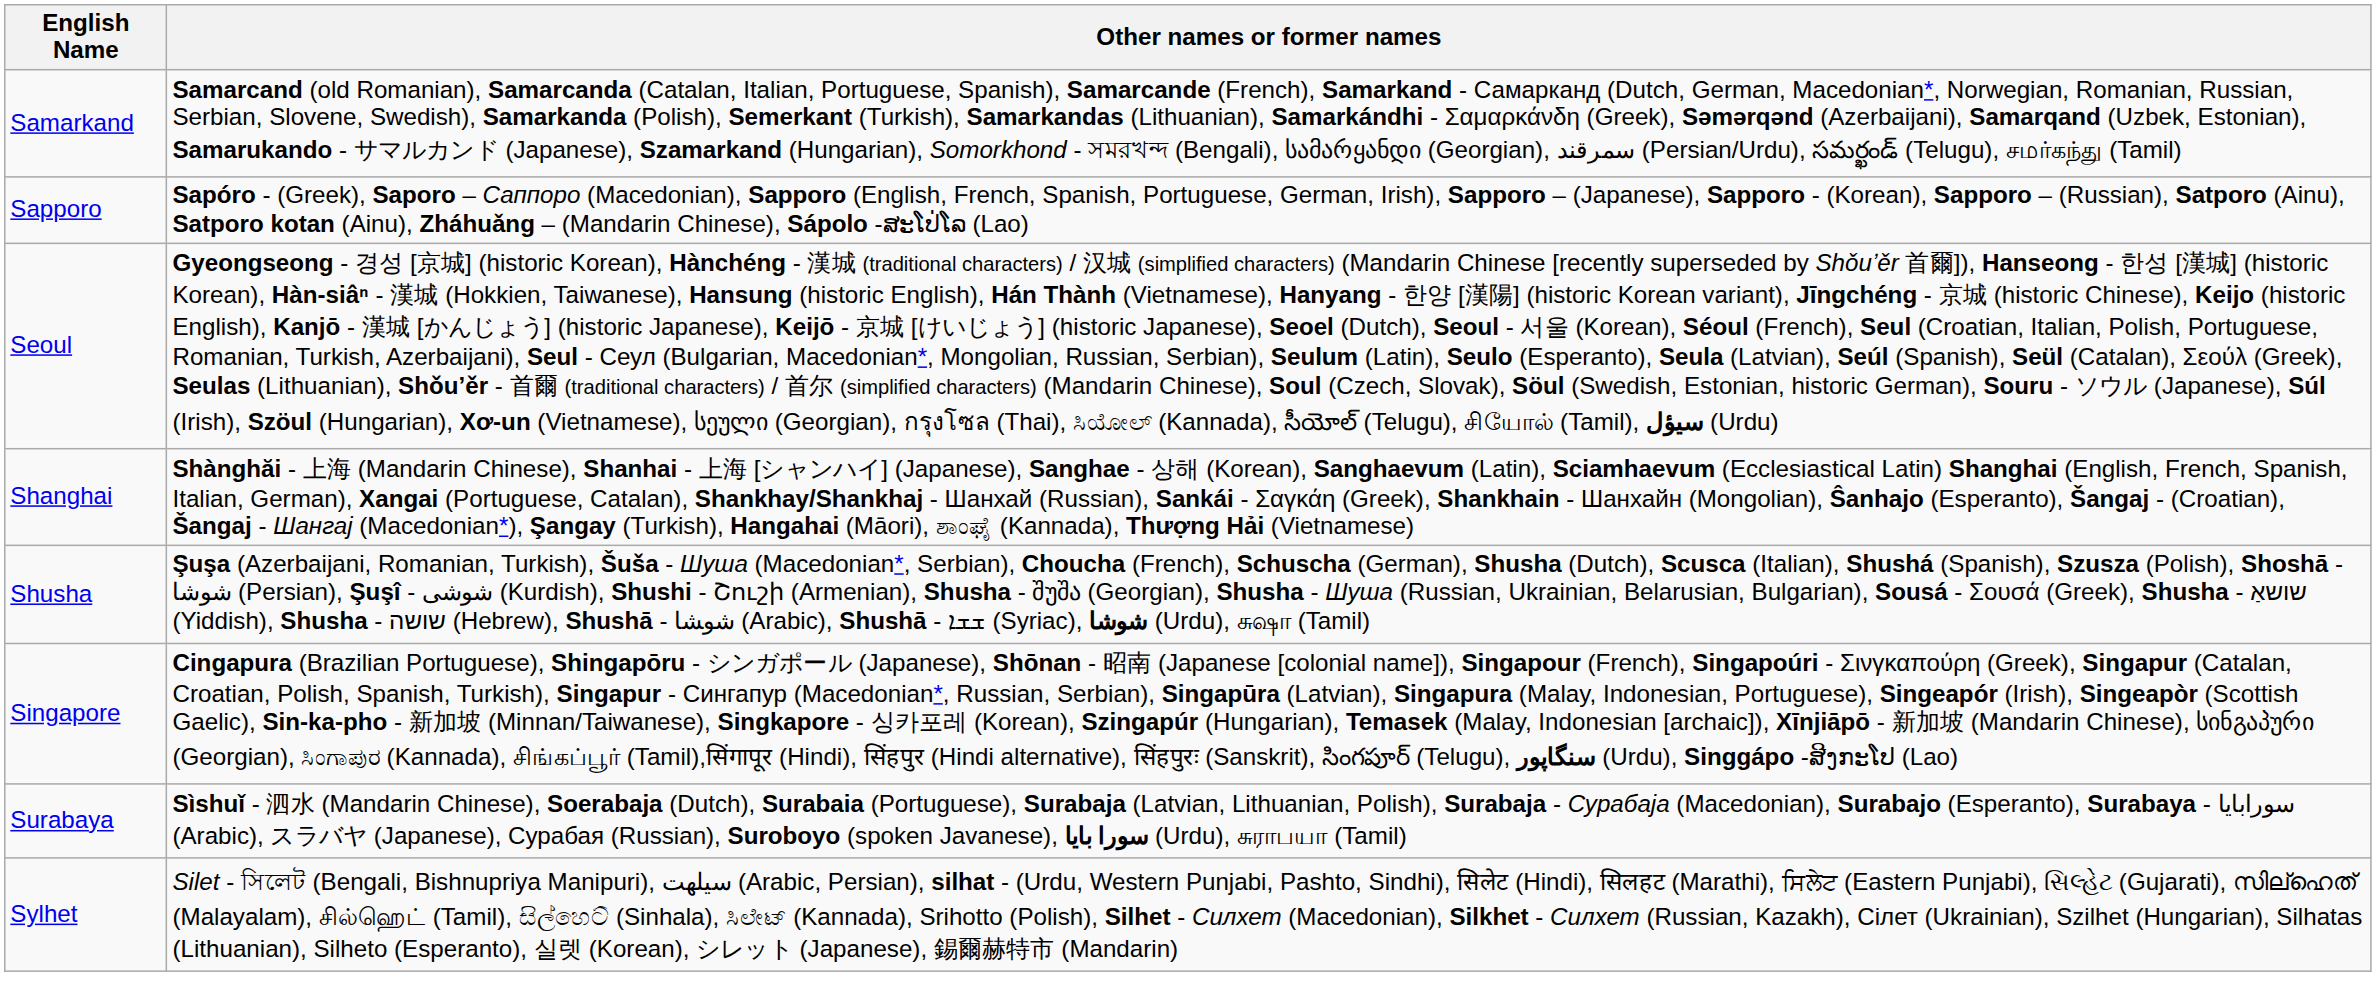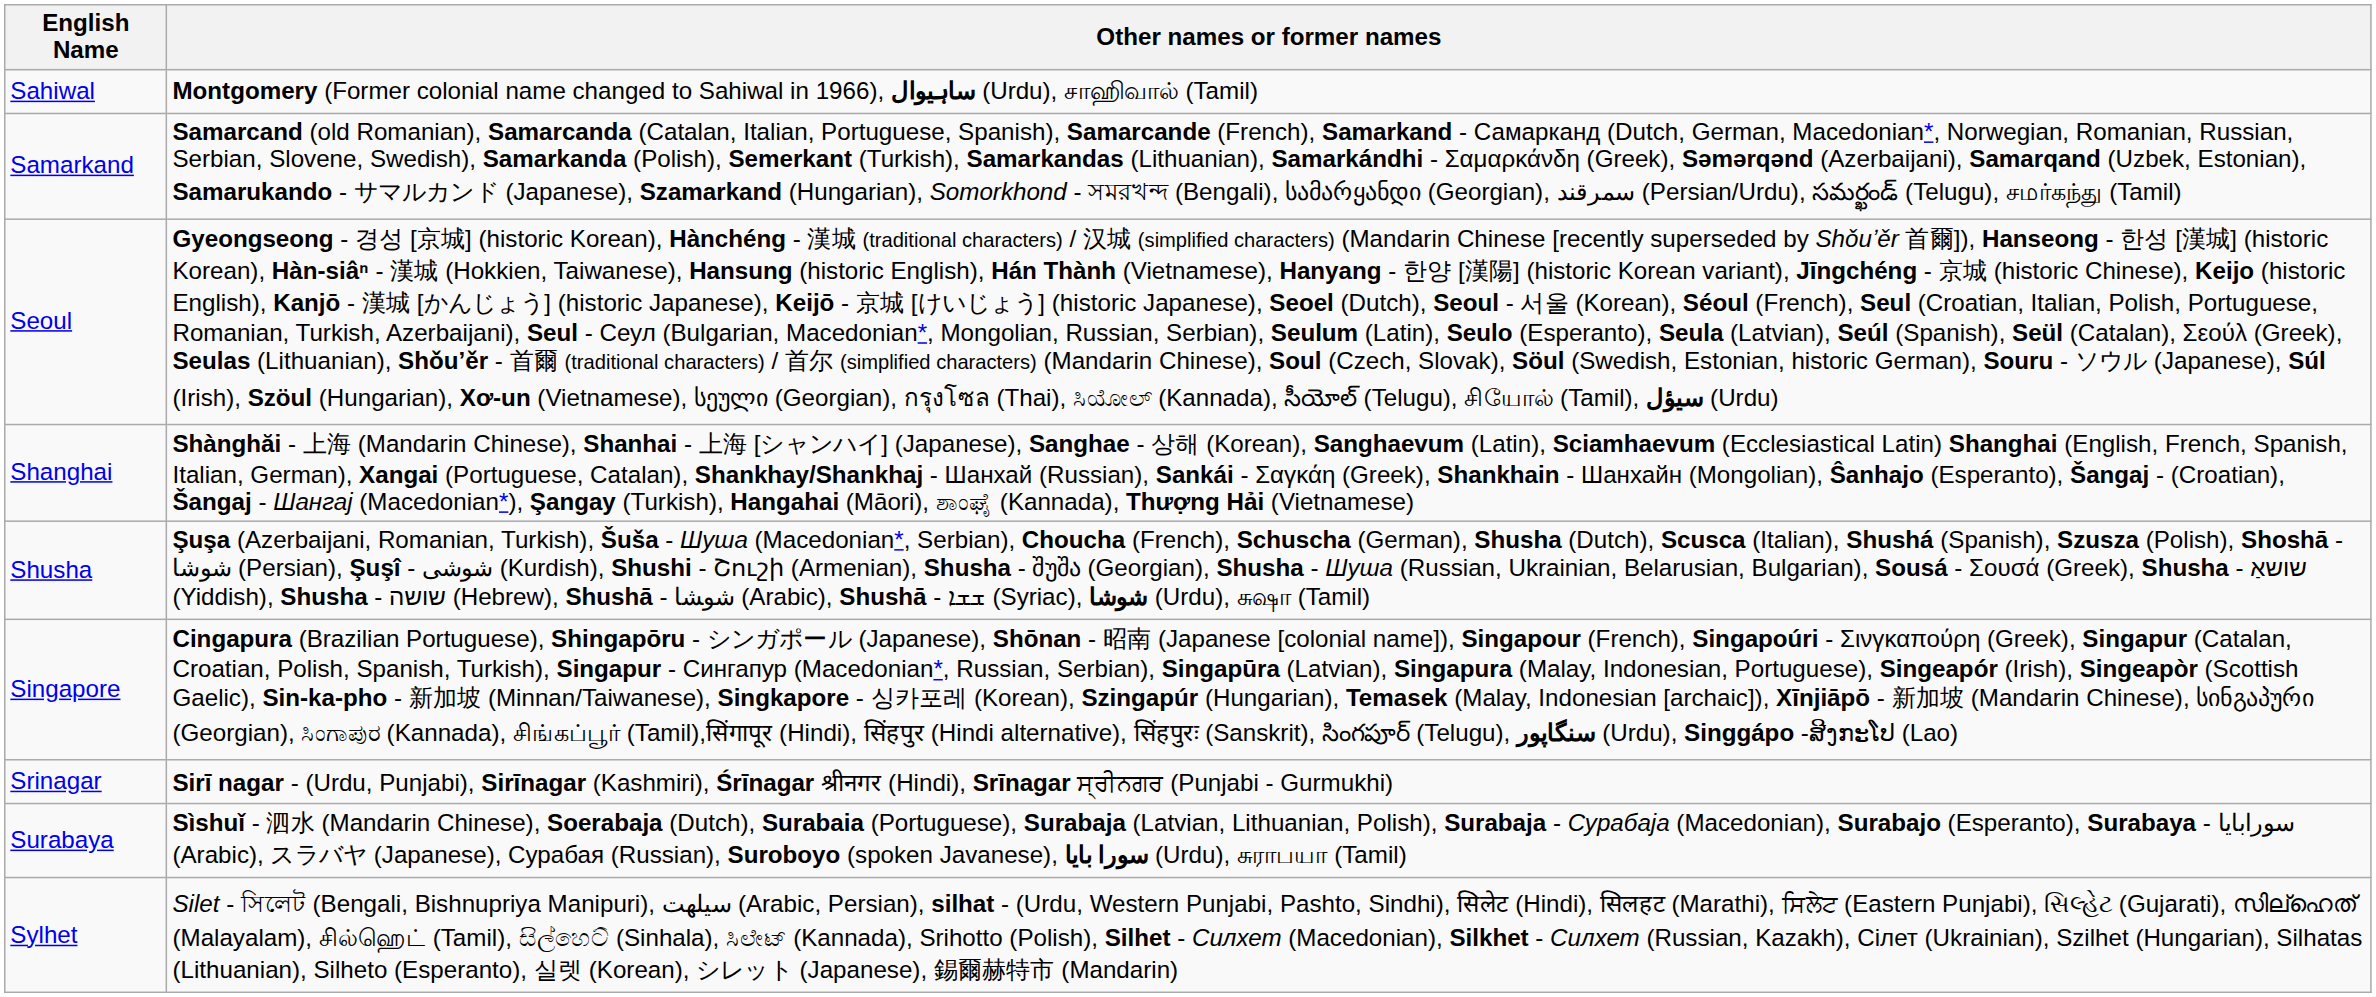+ row: (53, 91)
- row: (56, 209)
+ row: (56, 781)
